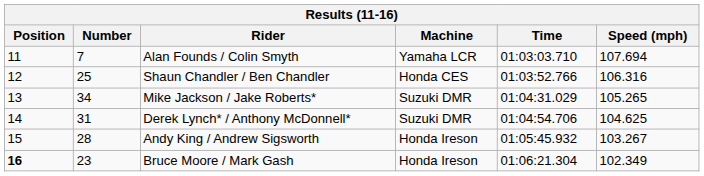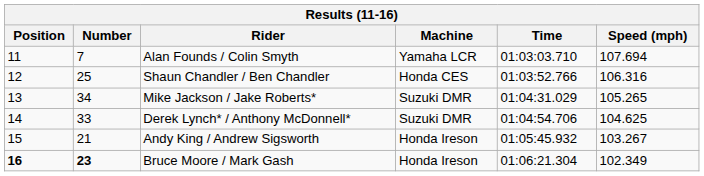(84, 118) 31 -> (84, 118) 33
(84, 139) 28 -> (84, 139) 21
(84, 160) normal -> (84, 160) bold
